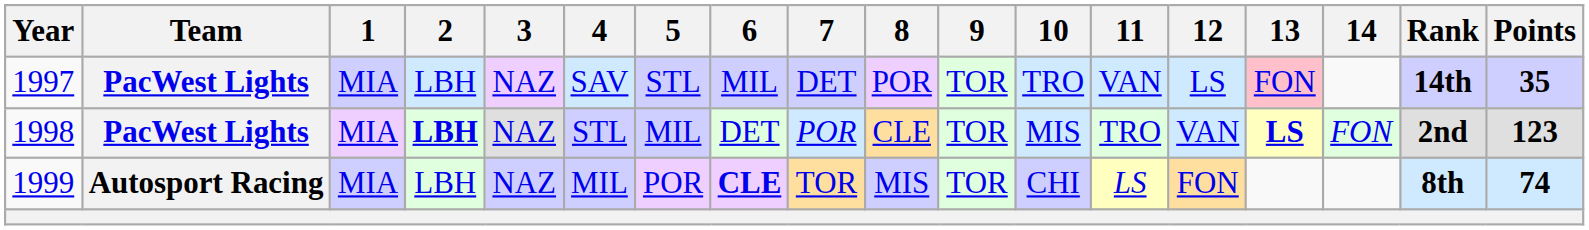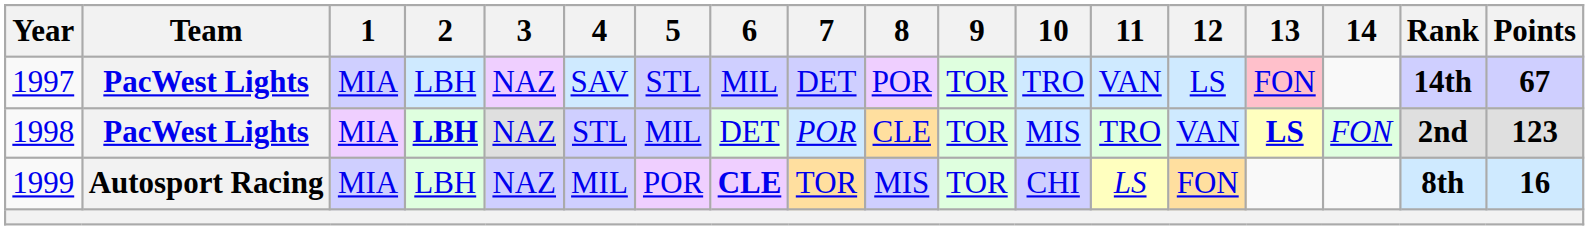(1535, 81) 35 -> (1535, 81) 67
(1535, 183) 74 -> (1535, 183) 16
